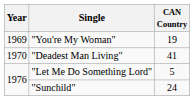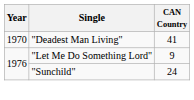- row: (74, 39)
(172, 71) 5 -> (172, 55) 9
